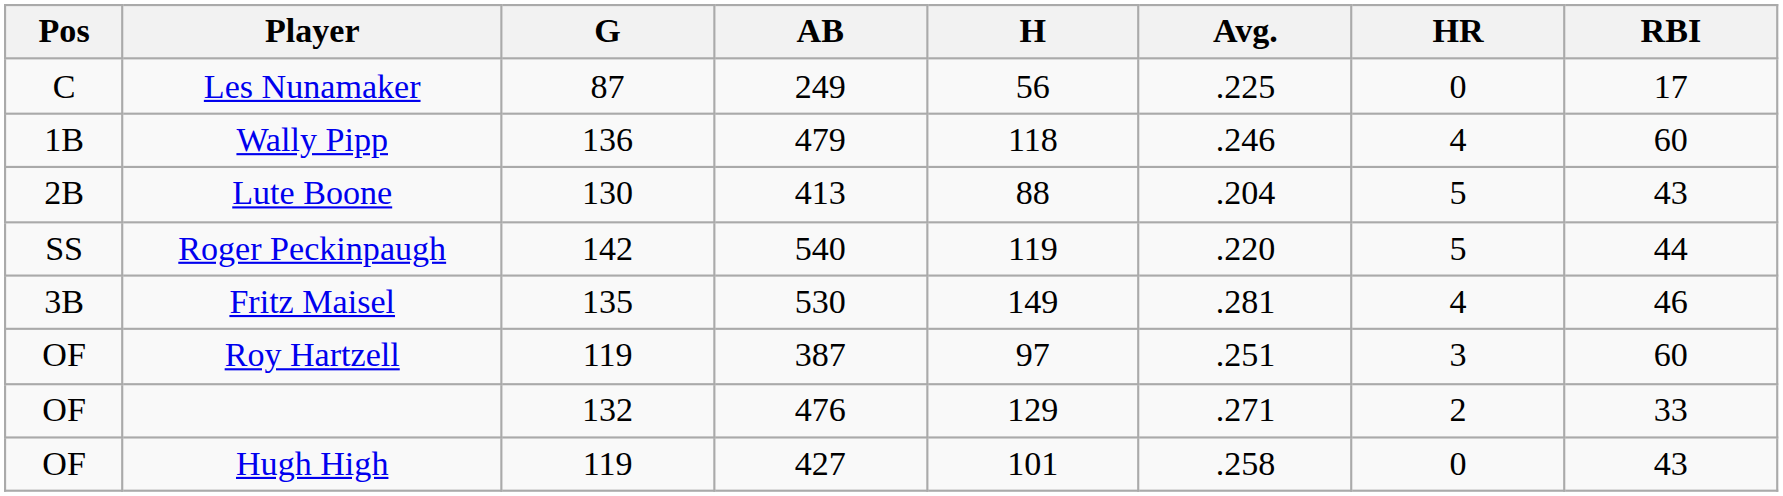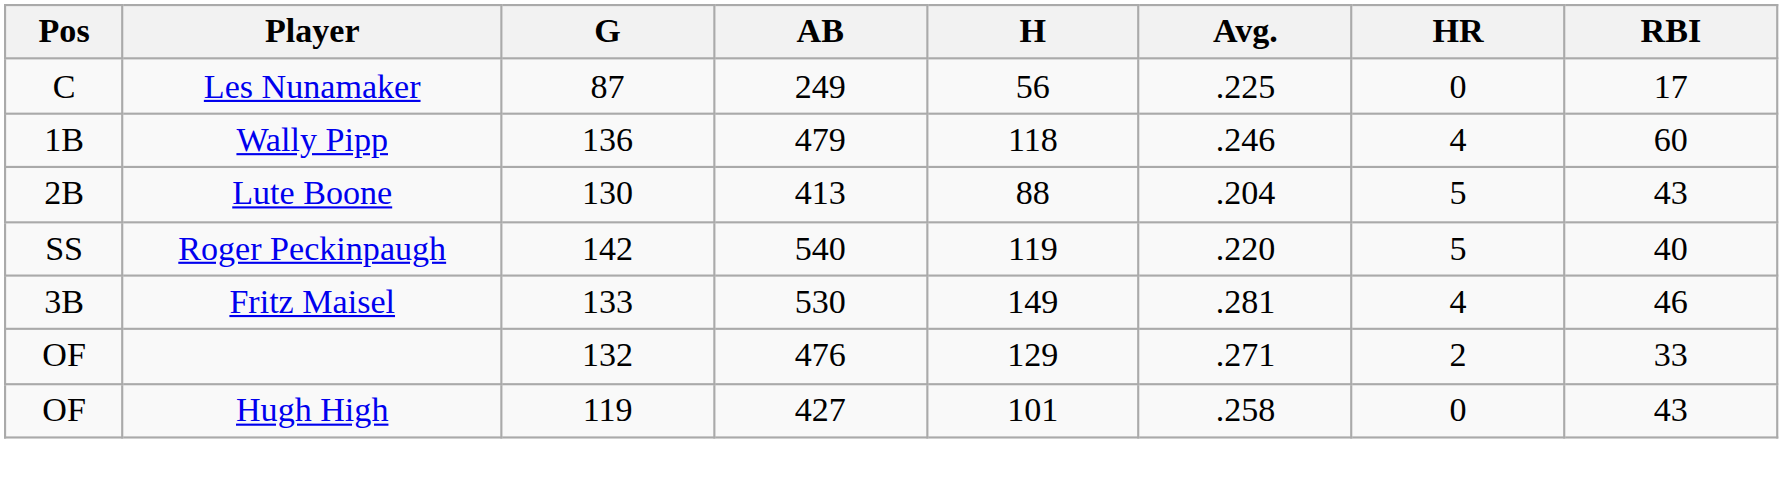(1671, 247) 44 -> (1671, 247) 40
(608, 301) 135 -> (608, 301) 133
- row: (312, 355)
